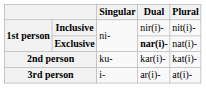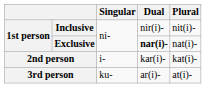(106, 59) ku- -> (102, 59) i-
(102, 75) i- -> (106, 75) ku-
